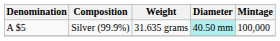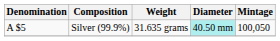(254, 28) 100,000 -> (254, 28) 100,050
